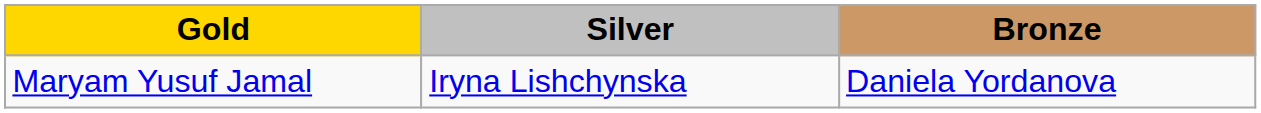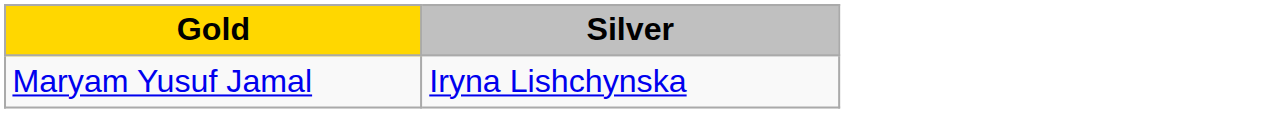- column: (1047, 30)
